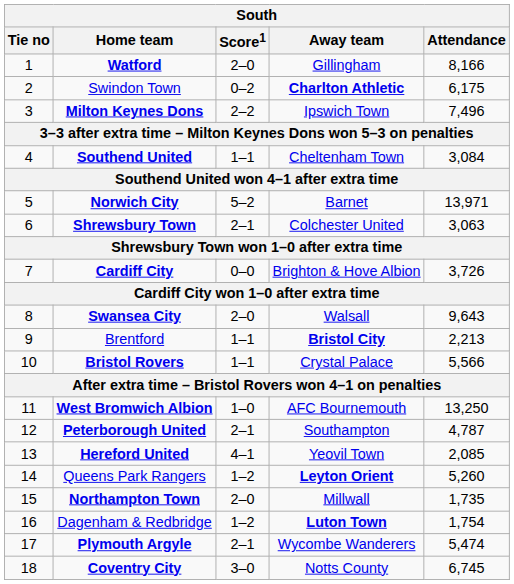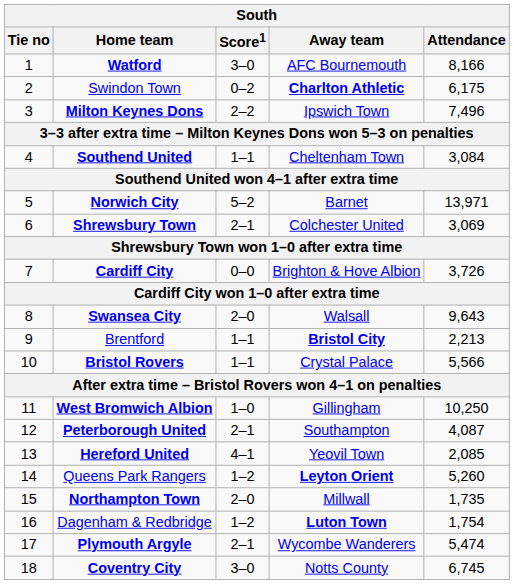(243, 65) 2–0 -> (243, 65) 3–0
(347, 65) Gillingham -> (347, 65) AFC Bournemouth
(466, 225) 3,063 -> (466, 225) 3,069
(347, 408) AFC Bournemouth -> (347, 408) Gillingham
(466, 408) 13,250 -> (466, 408) 10,250
(466, 430) 4,787 -> (466, 430) 4,087
